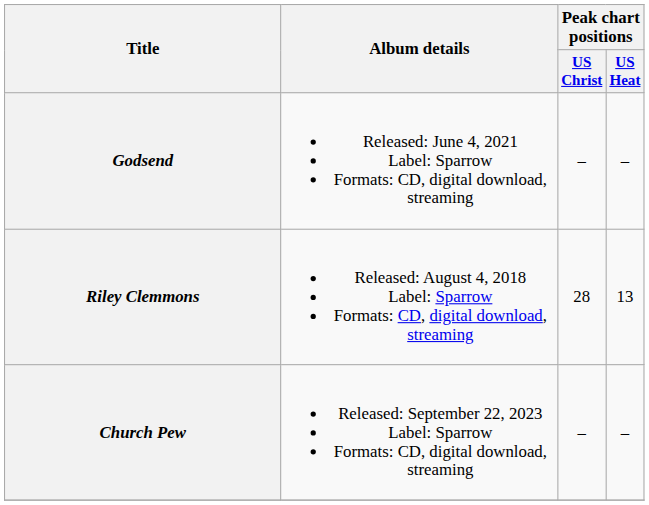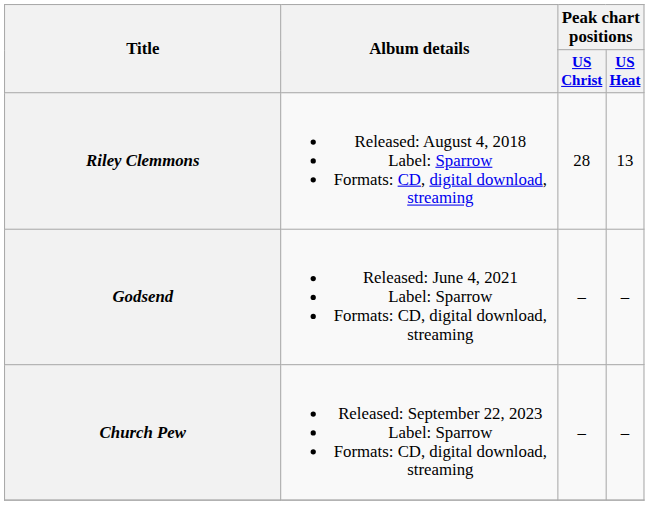rows swapped: (143, 296) <-> (143, 160)
